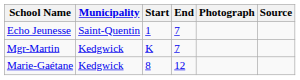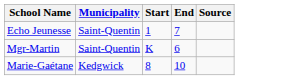- column: (227, 13)
(101, 48) Kedgwick -> (109, 48) Saint-Quentin
(177, 48) 7 -> (177, 48) 6
(180, 65) 12 -> (180, 65) 10
